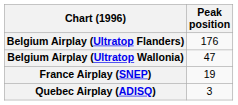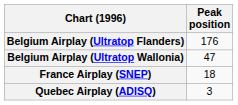(210, 74) 19 -> (210, 74) 18
